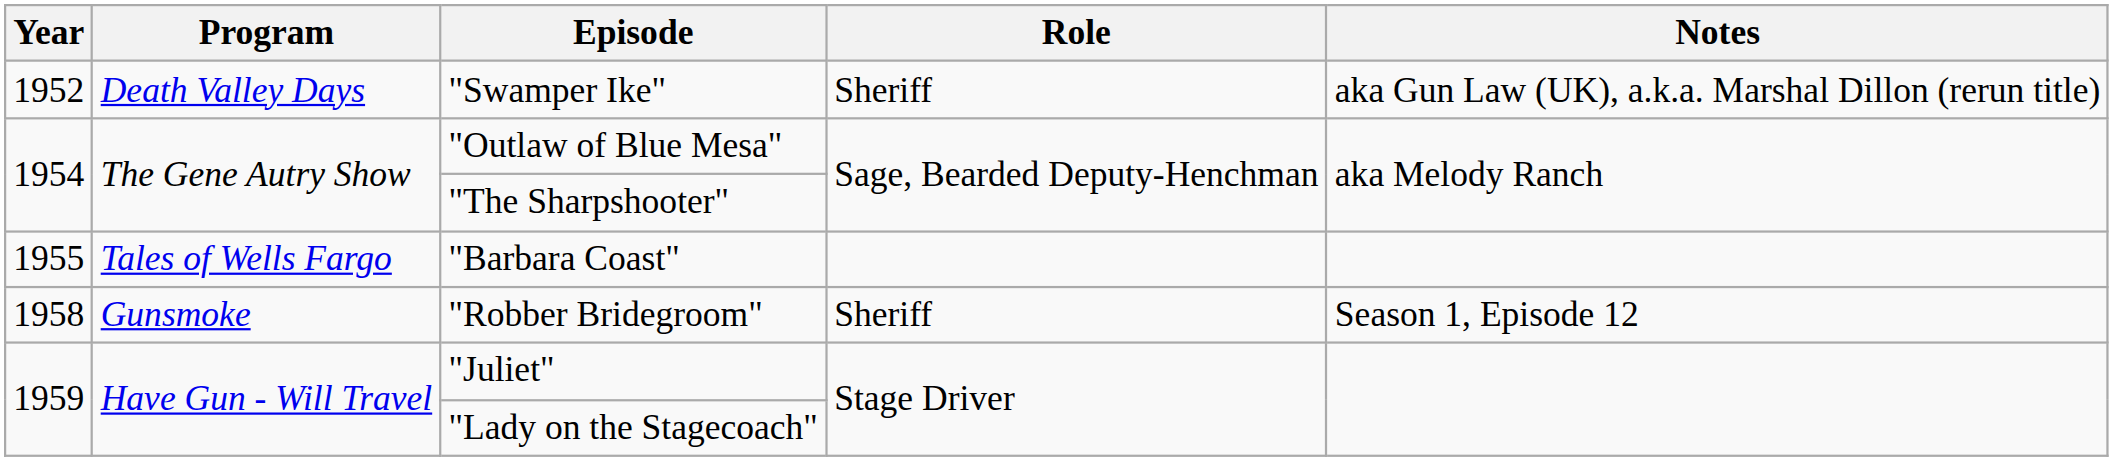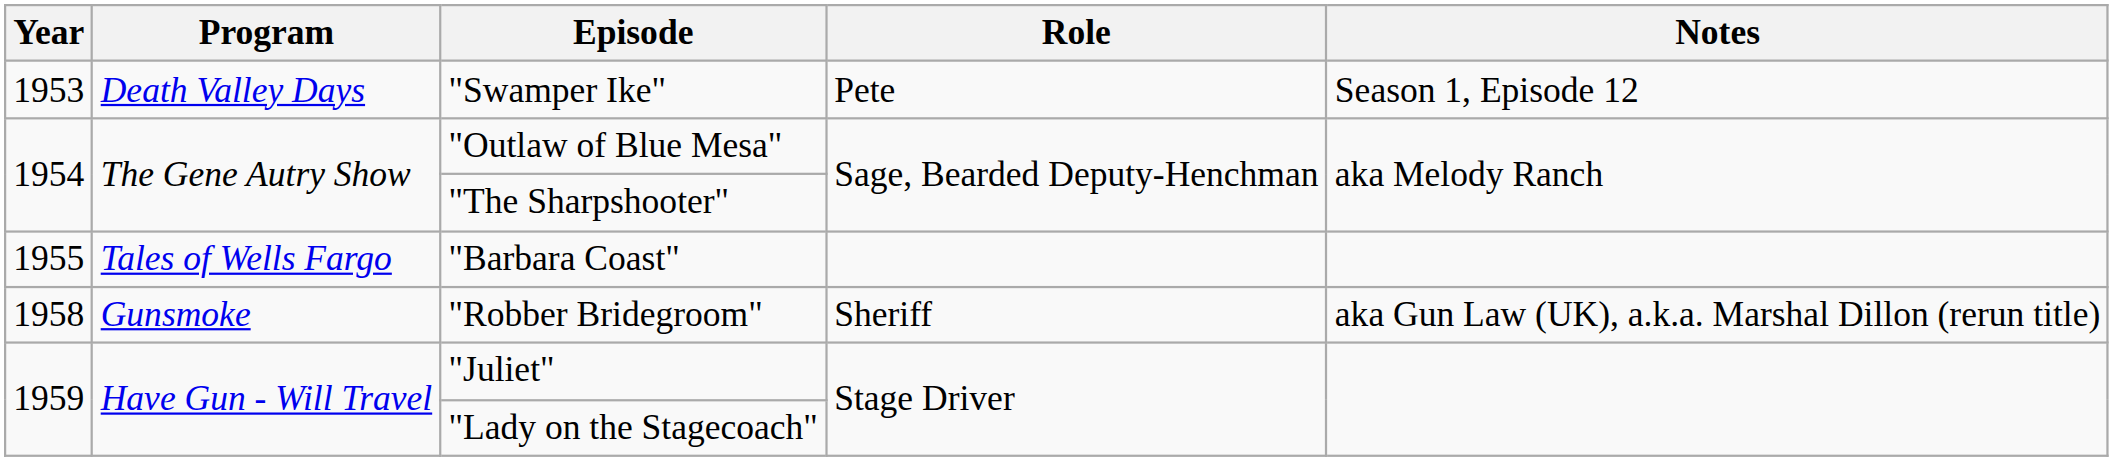(49, 88) 1952 -> (49, 88) 1953
(883, 88) Sheriff -> (865, 88) Pete
(1718, 88) aka Gun Law (UK), a.k.a. Marshal Dillon (rerun title) -> (1487, 88) Season 1, Episode 12
(1487, 314) Season 1, Episode 12 -> (1718, 314) aka Gun Law (UK), a.k.a. Marshal Dillon (rerun title)
